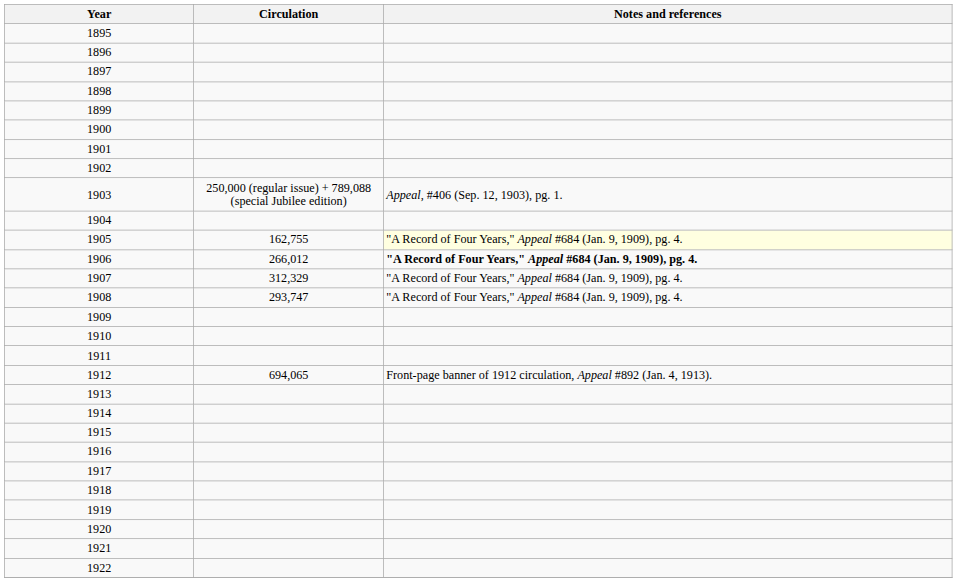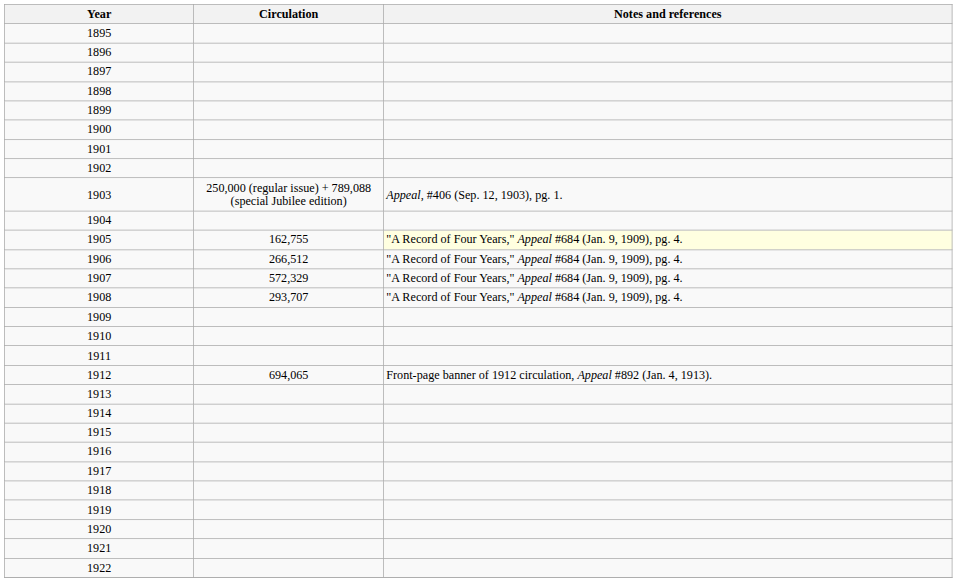(289, 259) 266,012 -> (289, 259) 266,512
(542, 259) bold -> (534, 259) normal
(289, 278) 312,329 -> (289, 278) 572,329
(289, 297) 293,747 -> (289, 297) 293,707
